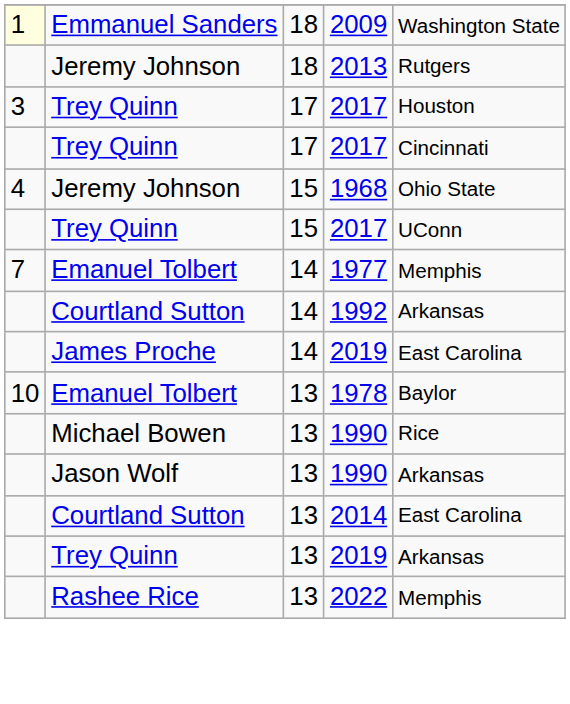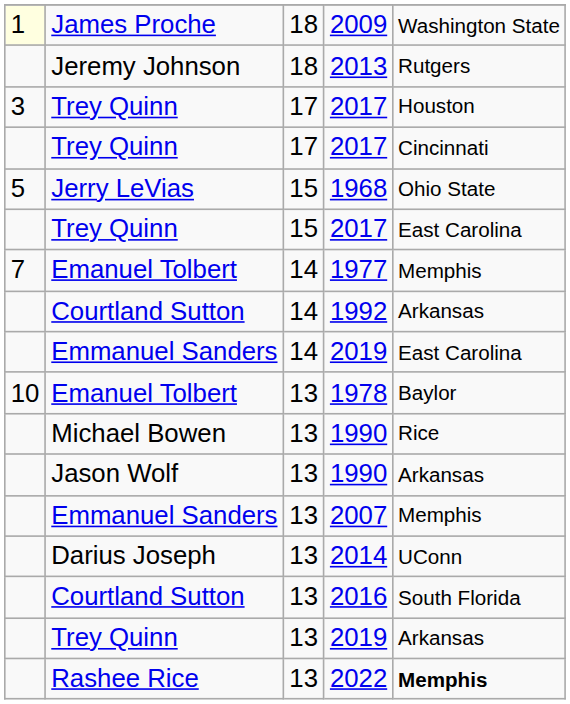(164, 24) Emmanuel Sanders -> (134, 24) James Proche
(18, 188) 4 -> (18, 188) 5
(146, 188) Jeremy Johnson -> (123, 188) Jerry LeVias
(430, 230) UConn -> (460, 230) East Carolina
(134, 351) James Proche -> (164, 351) Emmanuel Sanders
+ row: (304, 515)
(148, 515) Courtland Sutton -> (134, 556) Darius Joseph
(460, 515) East Carolina -> (430, 556) UConn
+ row: (304, 596)
(440, 597) normal -> (443, 679) bold
